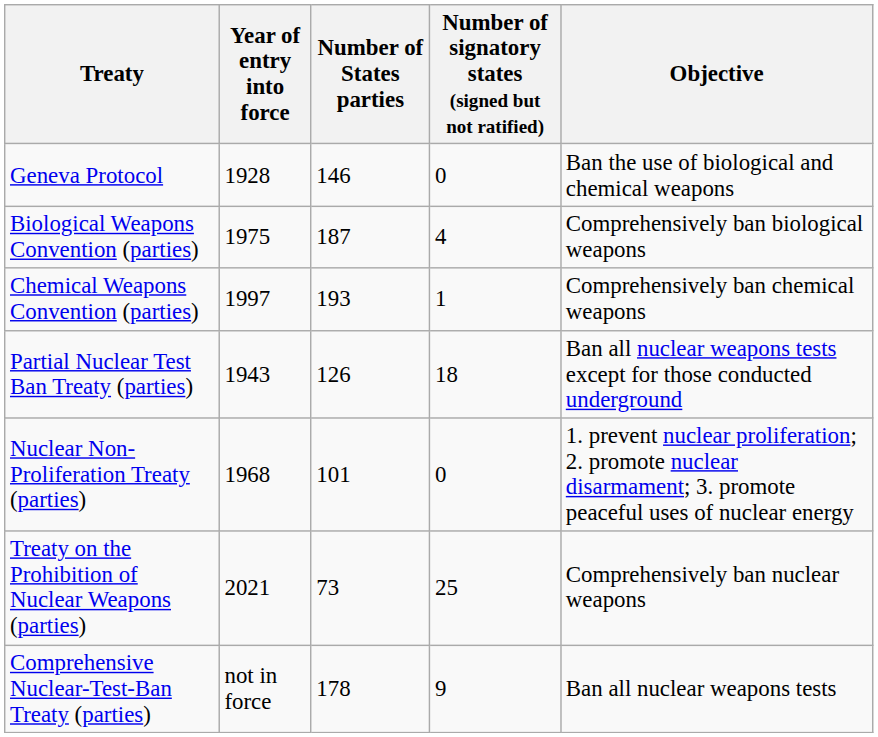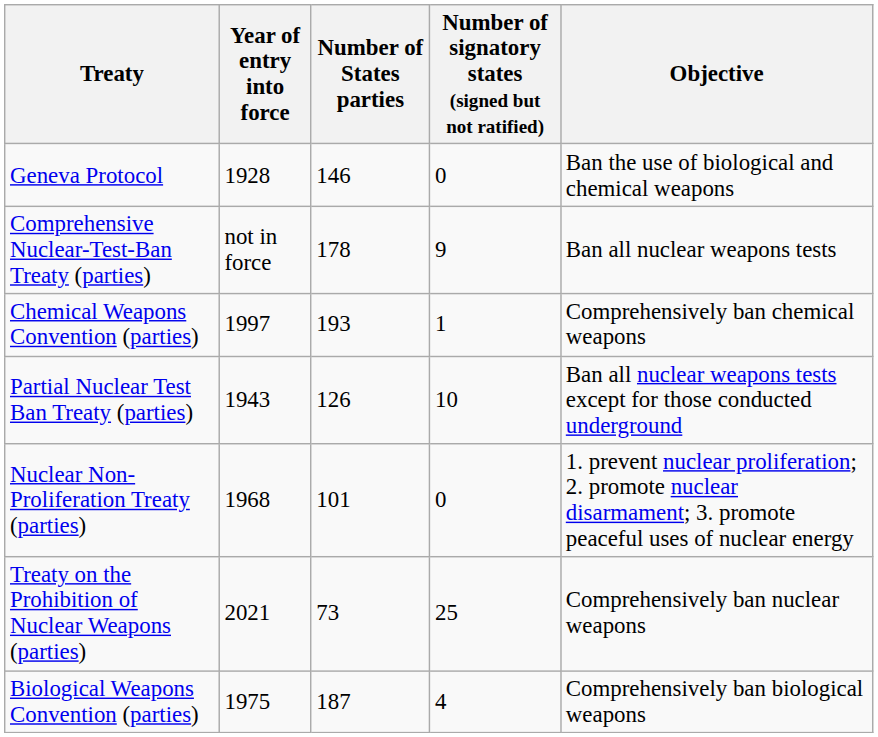rows swapped: (104, 236) <-> (91, 688)
(446, 373) 18 -> (446, 399) 10
